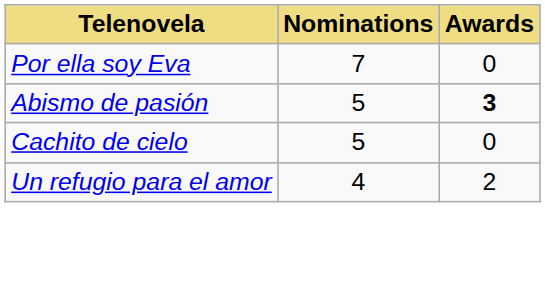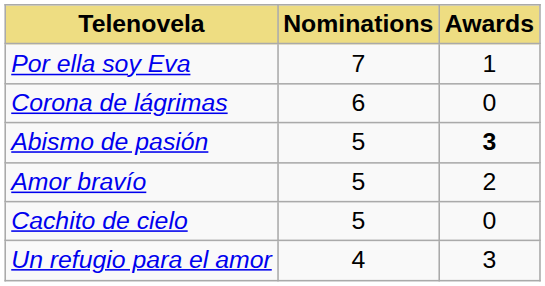(489, 63) 0 -> (489, 63) 1
+ row: (119, 102)
+ row: (79, 181)
(489, 181) 2 -> (489, 260) 3
